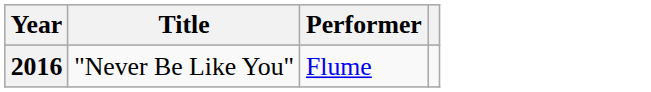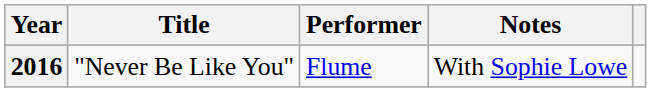+ column: (530, 24)
